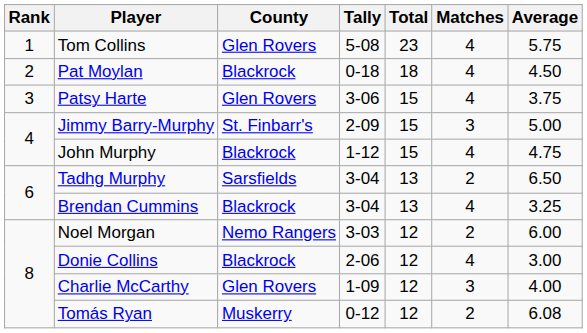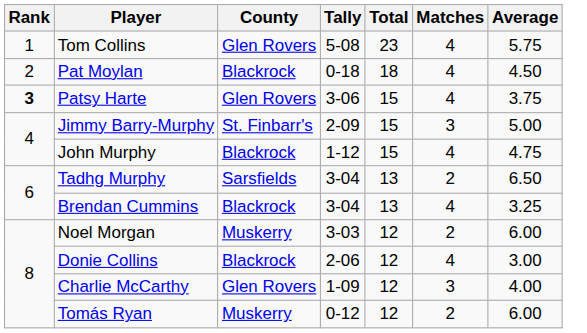(29, 98) normal -> (29, 98) bold
(279, 233) Nemo Rangers -> (257, 233) Muskerry
(545, 313) 6.08 -> (525, 313) 6.00
